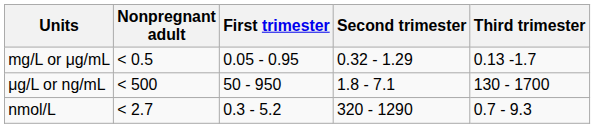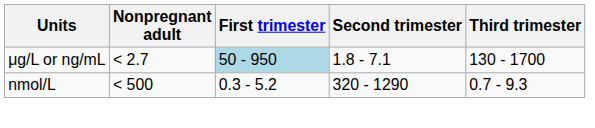- row: (59, 60)
(137, 85) < 500 -> (131, 60) < 2.7
(252, 85) no background -> (248, 60) lightblue background
(135, 110) < 2.7 -> (133, 85) < 500
